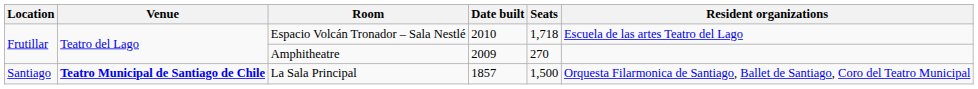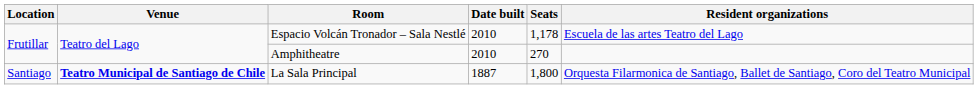(544, 34) 1,718 -> (544, 34) 1,178
(484, 53) 2009 -> (484, 53) 2010
(484, 73) 1857 -> (484, 73) 1887
(544, 73) 1,500 -> (544, 73) 1,800
